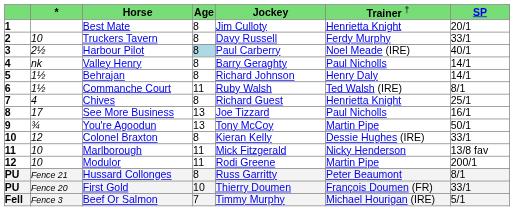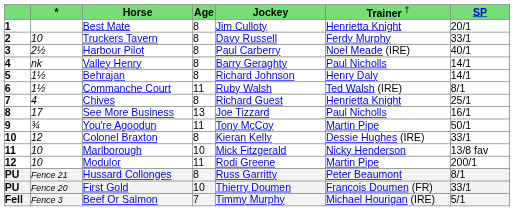(196, 51) lightblue background -> (196, 51) no background
(199, 125) 13 -> (199, 125) 11
(199, 150) 11 -> (199, 150) 10
